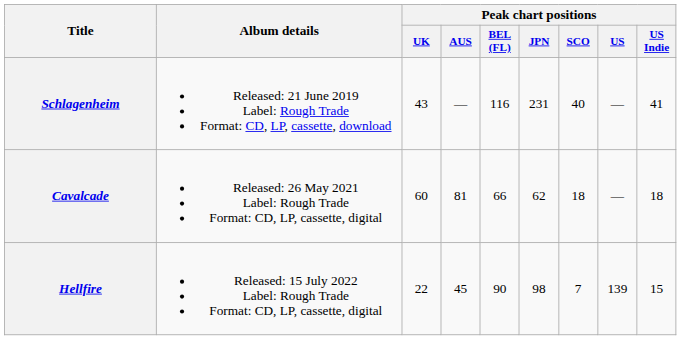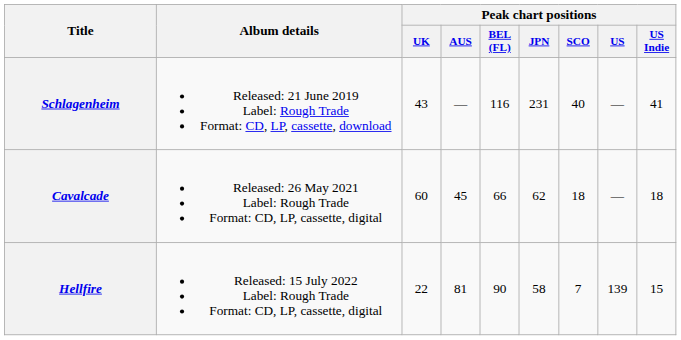(461, 196) 81 -> (461, 196) 45
(461, 288) 45 -> (461, 288) 81
(539, 288) 98 -> (539, 288) 58
